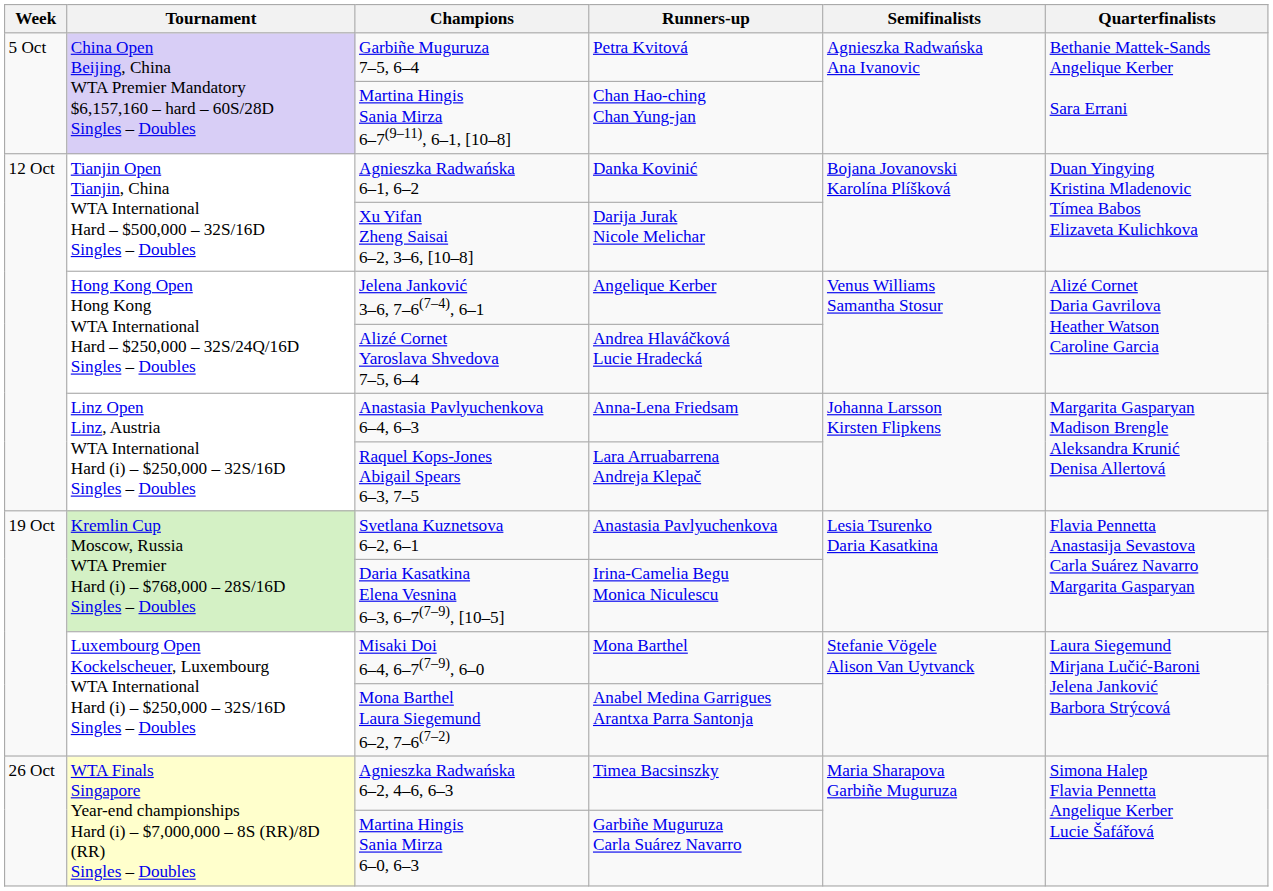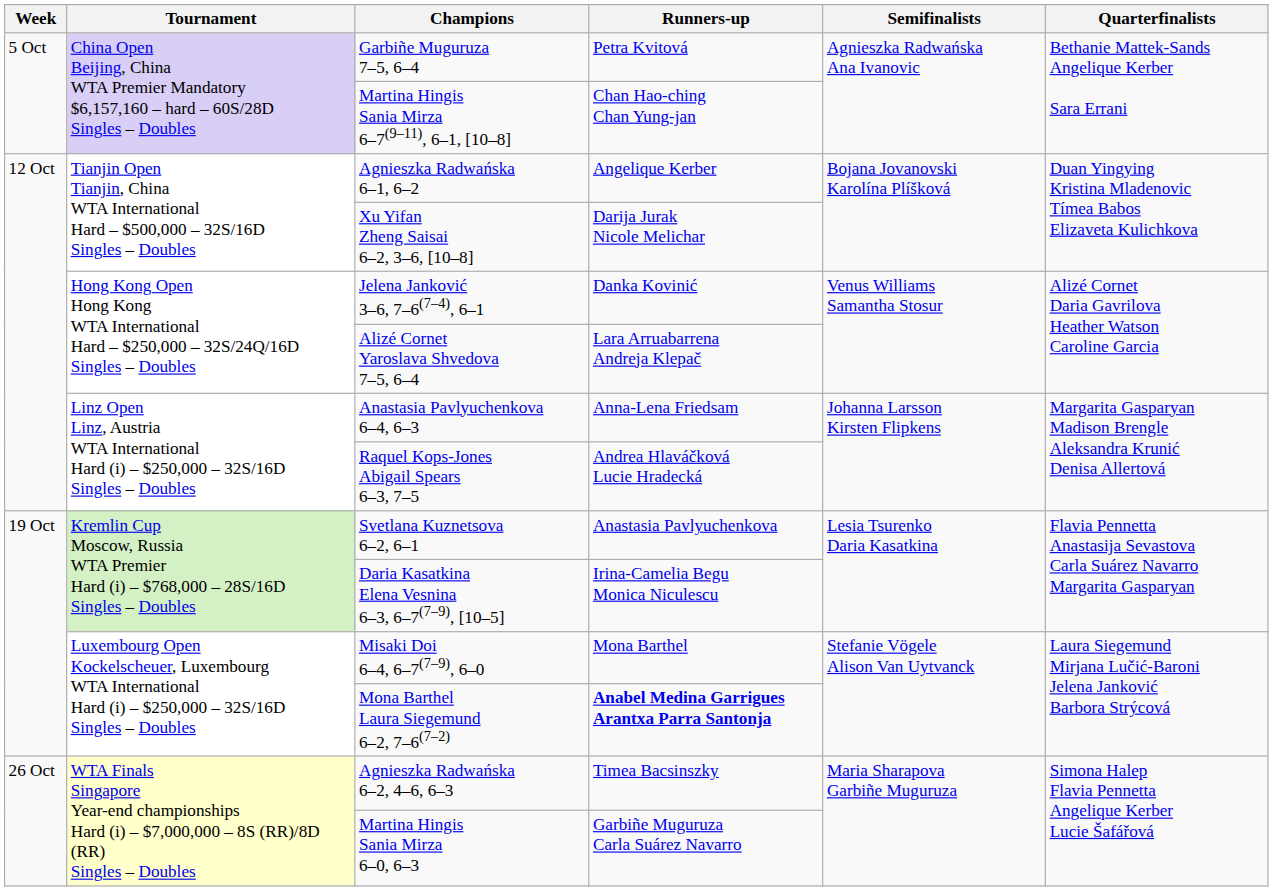(645, 168) Danka Kovinić -> (655, 168) Angelique Kerber
(655, 285) Angelique Kerber -> (645, 285) Danka Kovinić
(661, 348) Andrea Hlaváčková Lucie Hradecká -> (656, 348) Lara Arruabarrena Andreja Klepač
(656, 465) Lara Arruabarrena Andreja Klepač -> (661, 465) Andrea Hlaváčková Lucie Hradecká
(682, 708) normal -> (689, 708) bold
